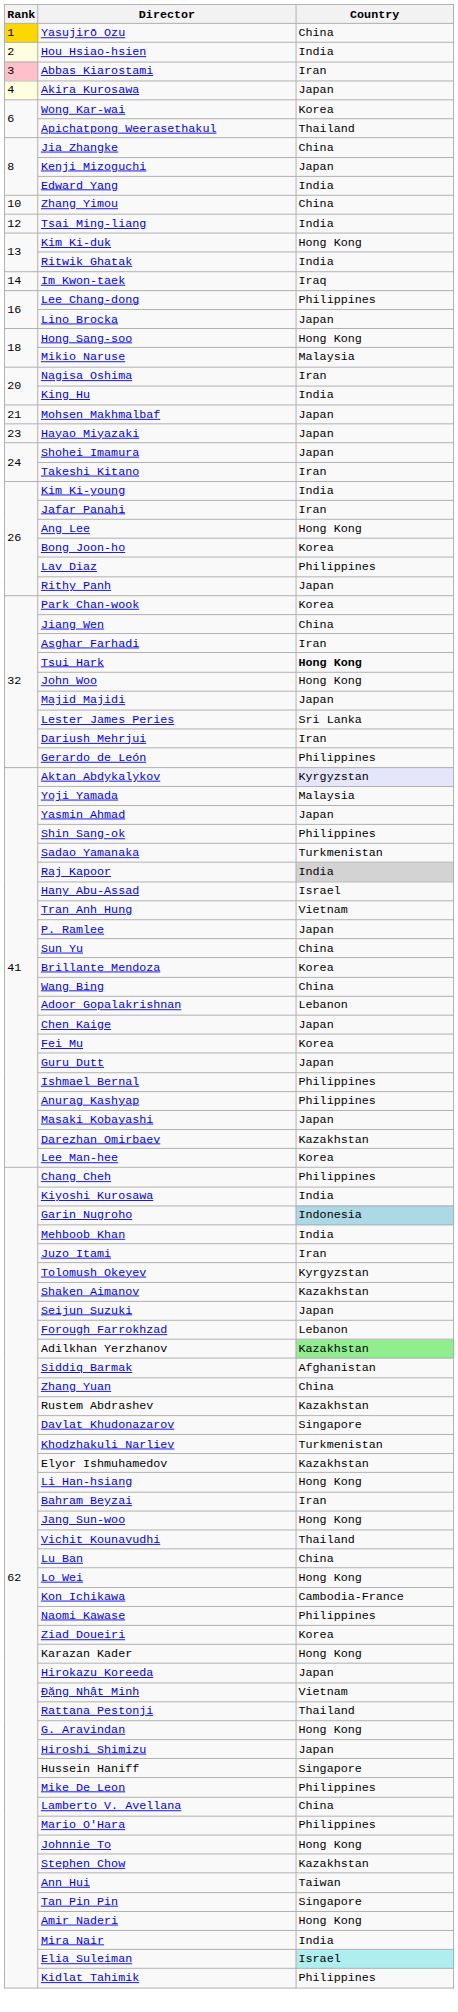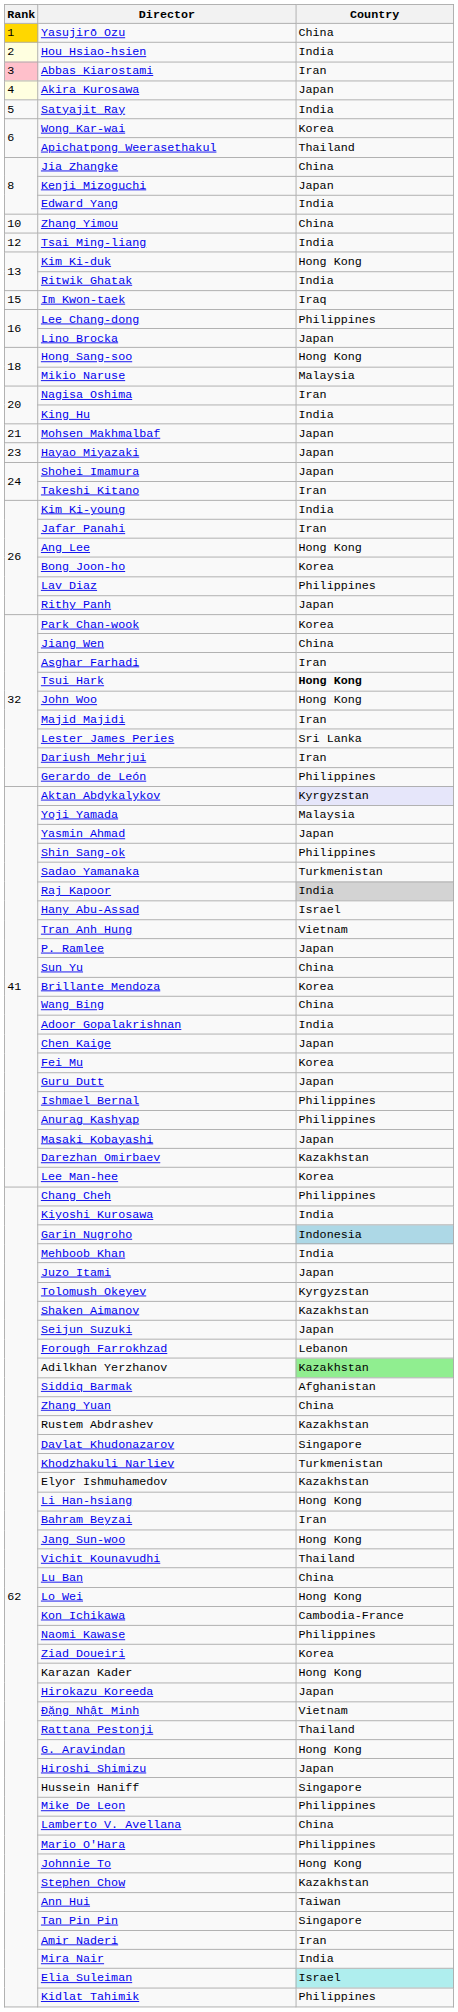+ row: (83, 109)
(14, 281) 14 -> (14, 300) 15
(316, 700) Japan -> (313, 720) Iran
(323, 1006) Lebanon -> (316, 1025) India
(313, 1253) Iran -> (316, 1273) Japan
(330, 1921) Hong Kong -> (313, 1940) Iran
